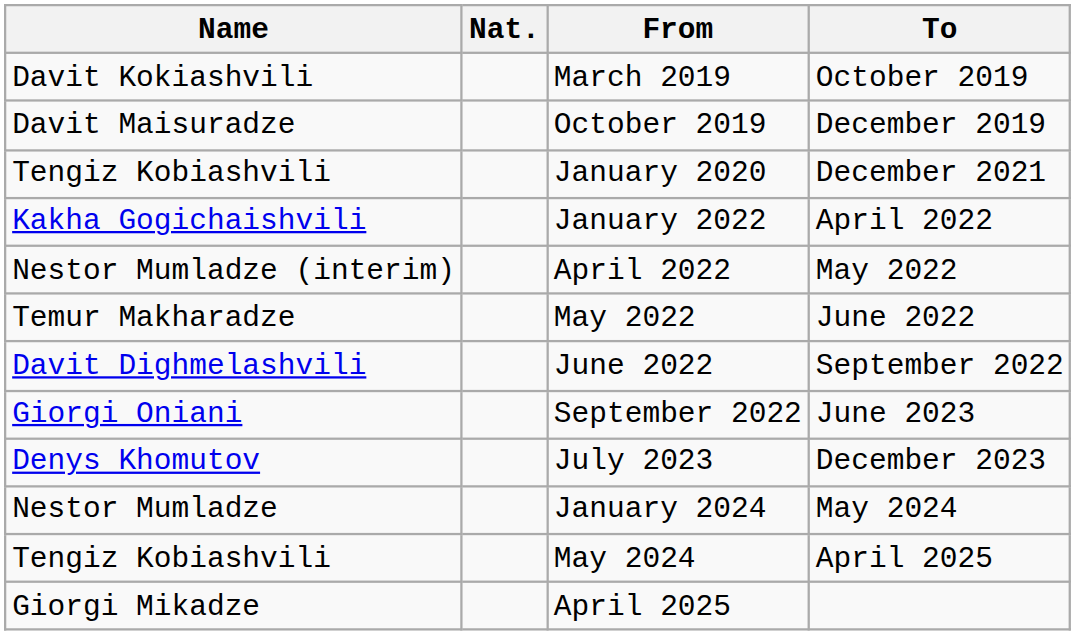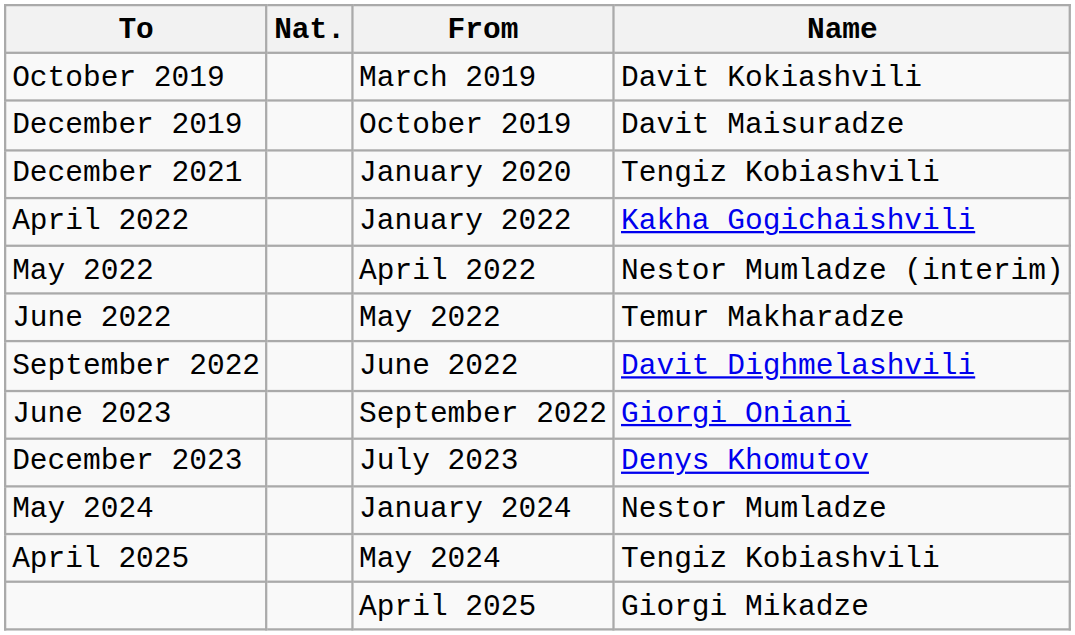columns swapped: (234, 29) <-> (940, 29)
